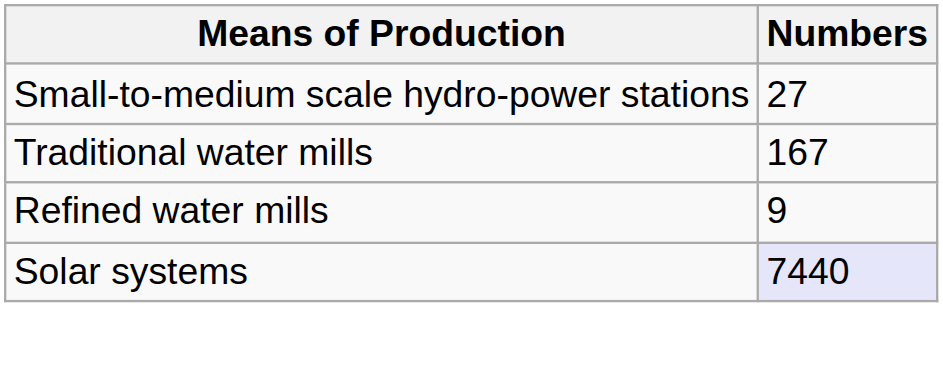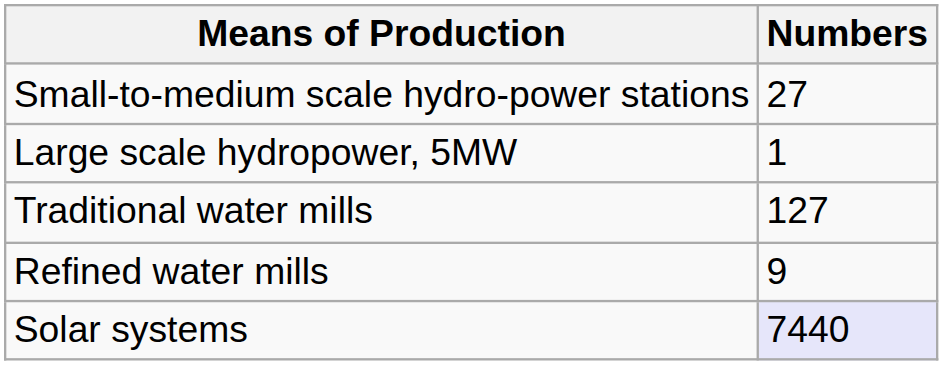+ row: (266, 152)
(798, 152) 167 -> (798, 211) 127
